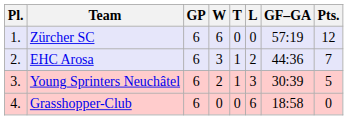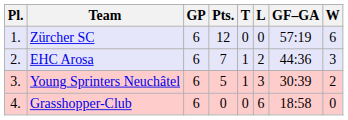columns swapped: (219, 15) <-> (329, 15)
